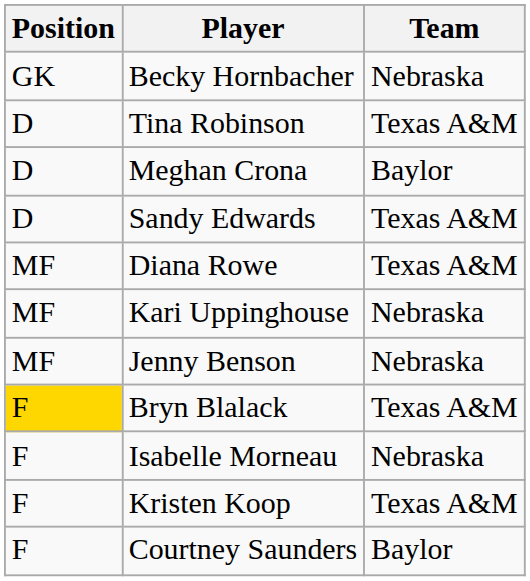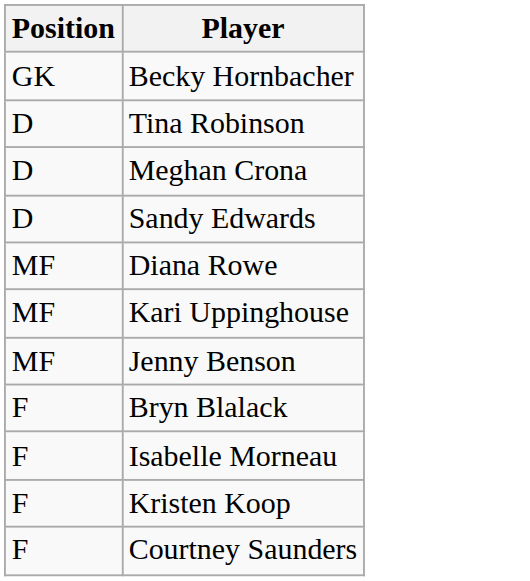- column: (444, 28)
(20, 407) gold background -> (20, 407) no background
